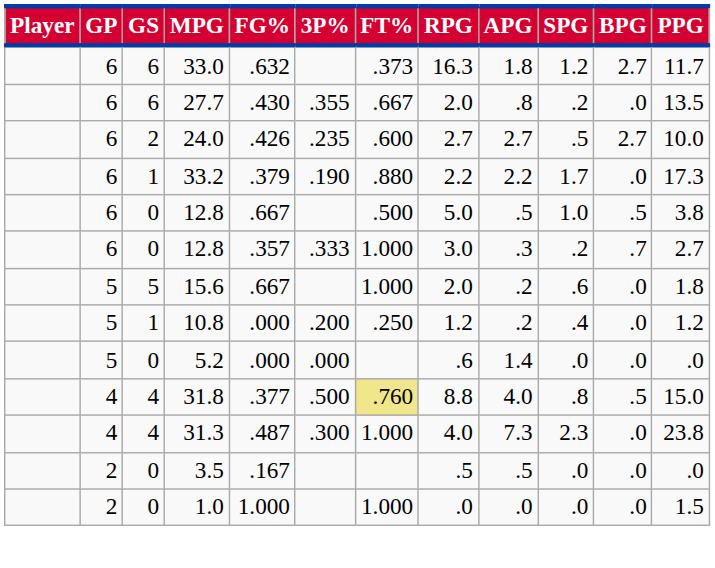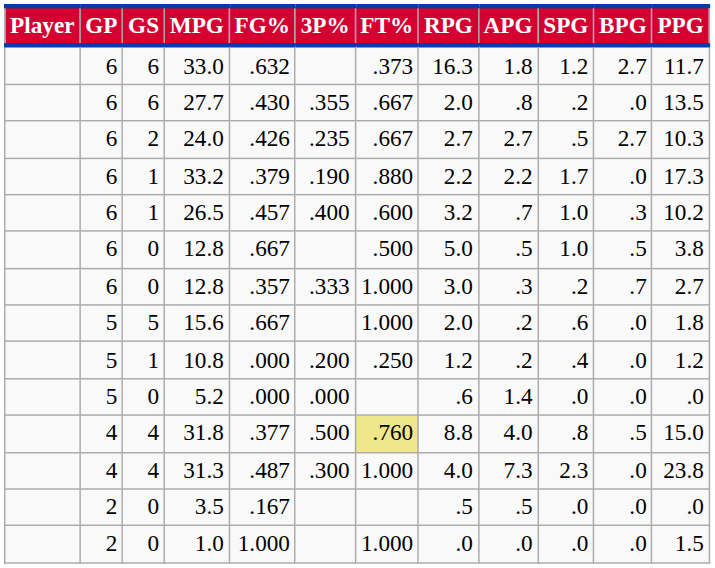(393, 139) .600 -> (393, 139) .667
(684, 139) 10.0 -> (684, 139) 10.3
+ row: (153, 212)
